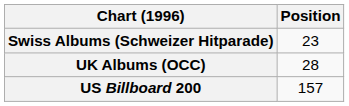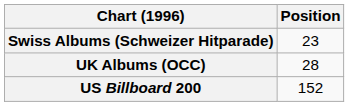(310, 88) 157 -> (310, 88) 152
